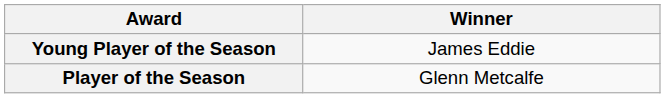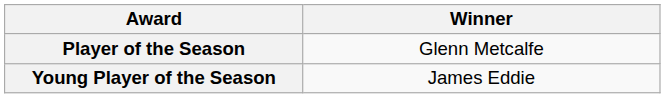rows swapped: (154, 78) <-> (154, 48)
